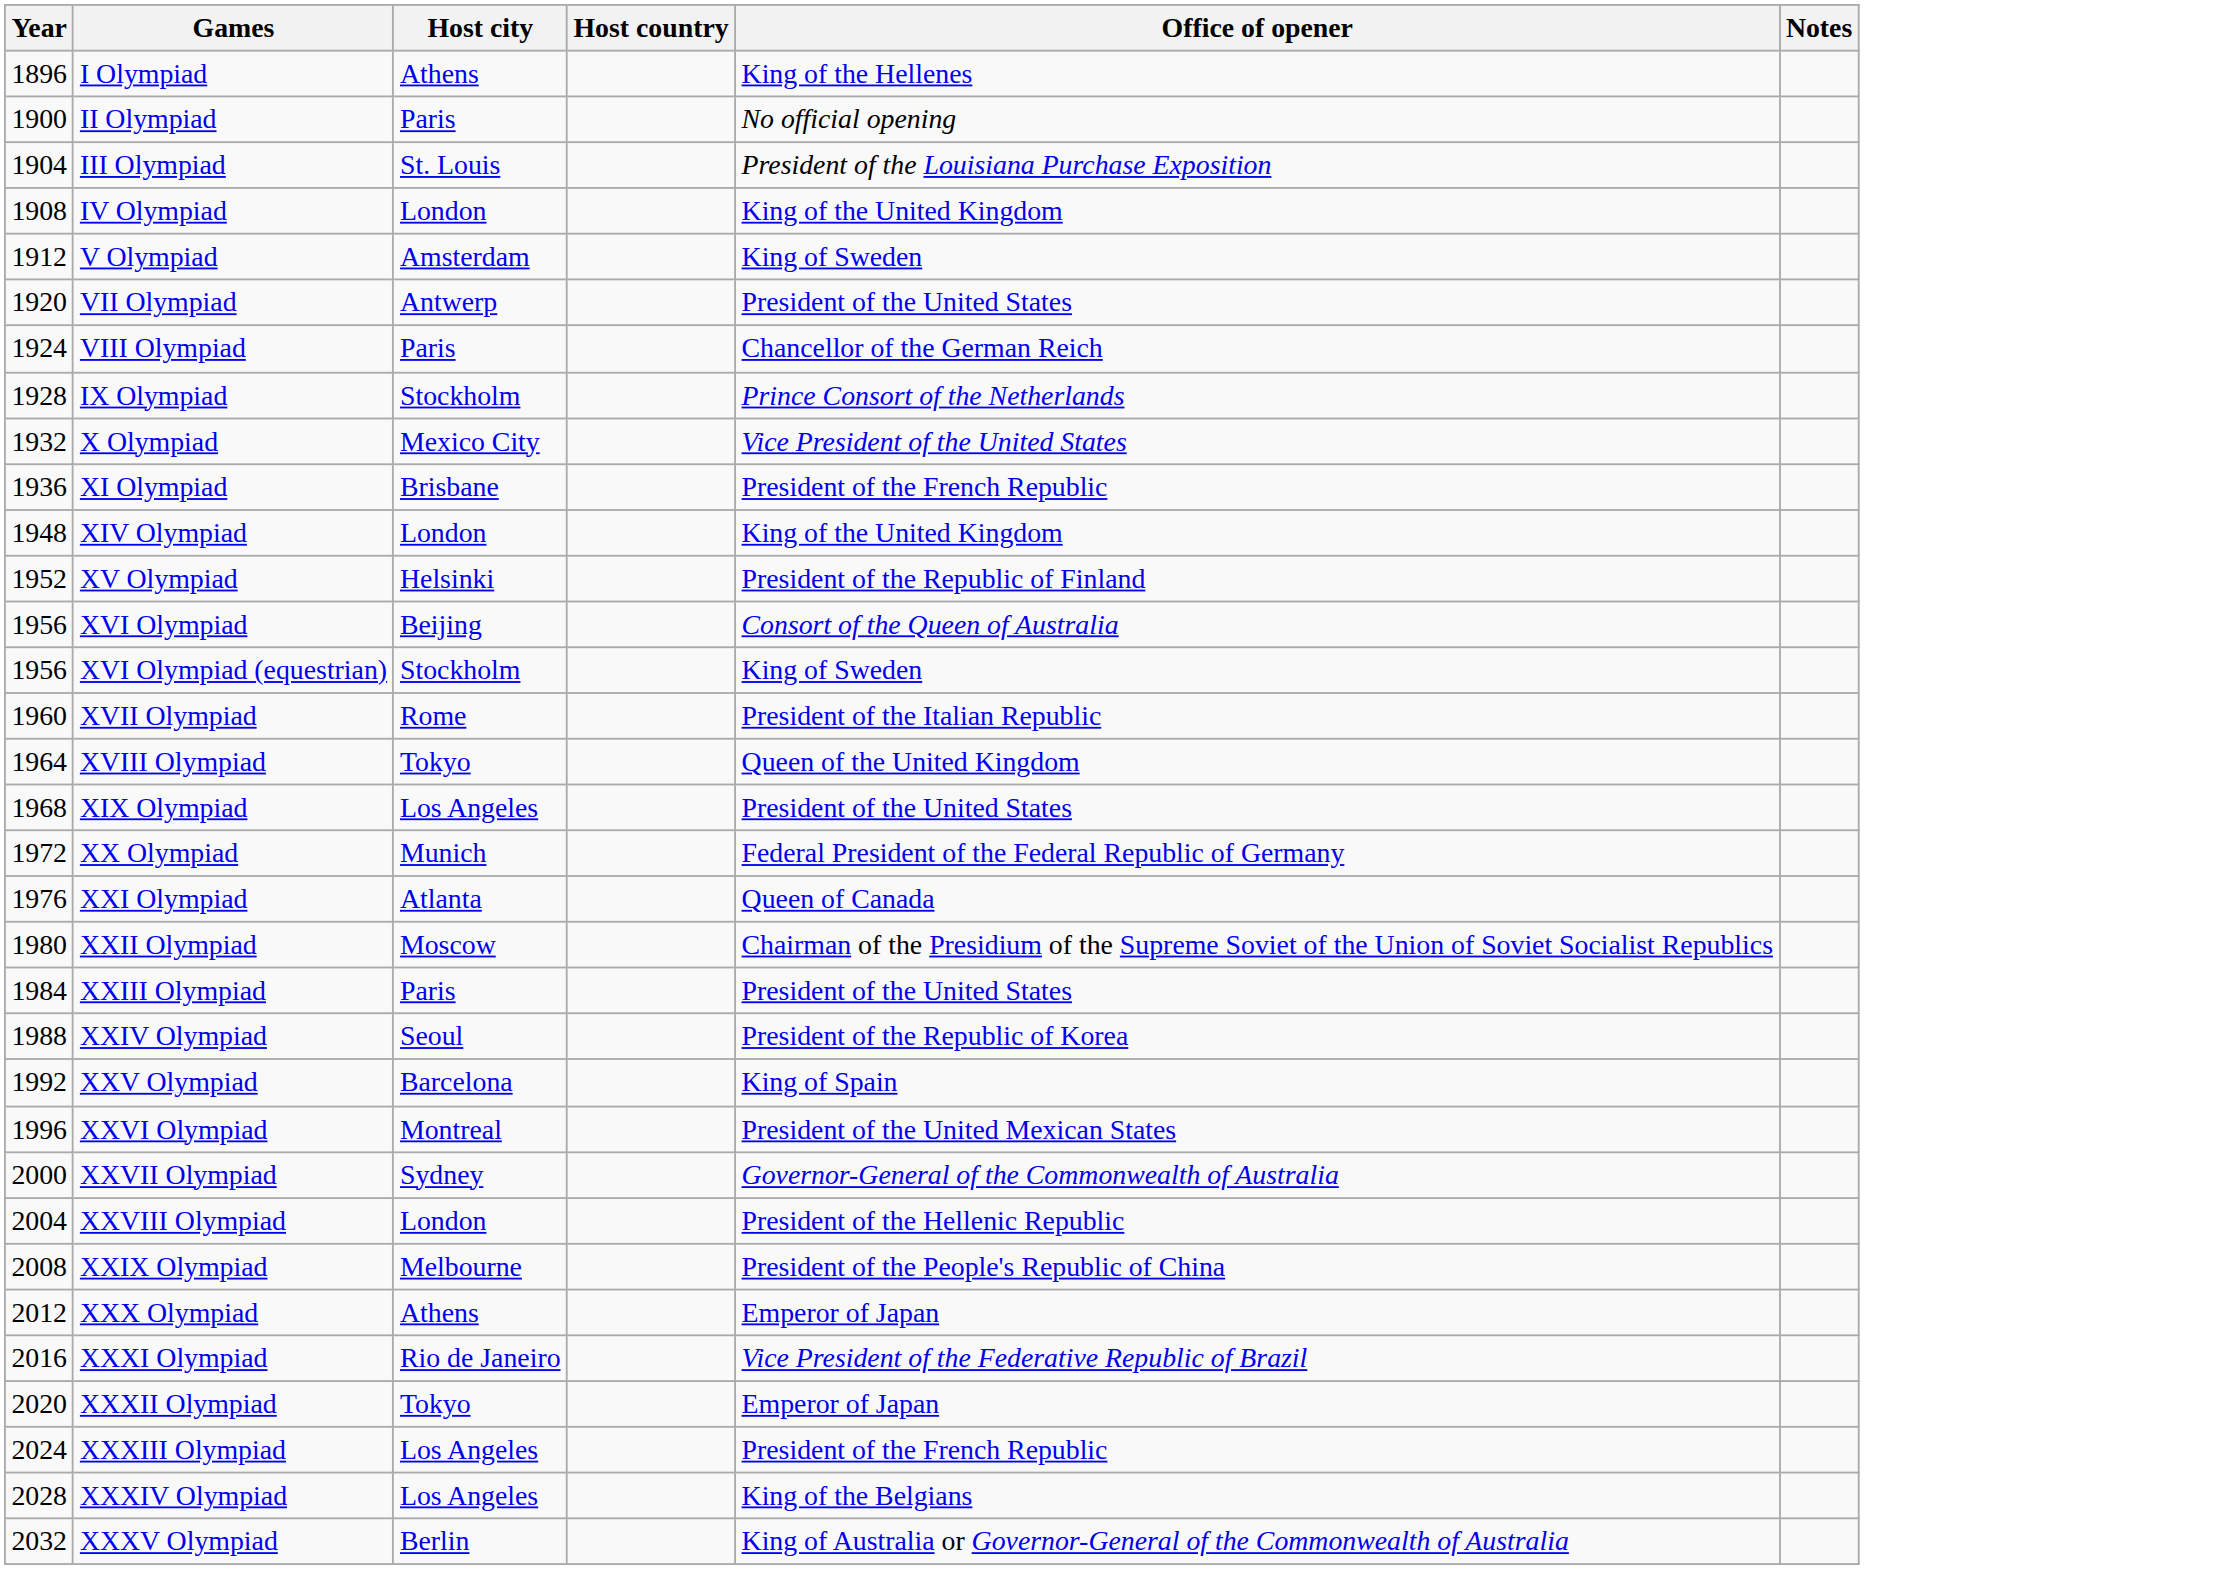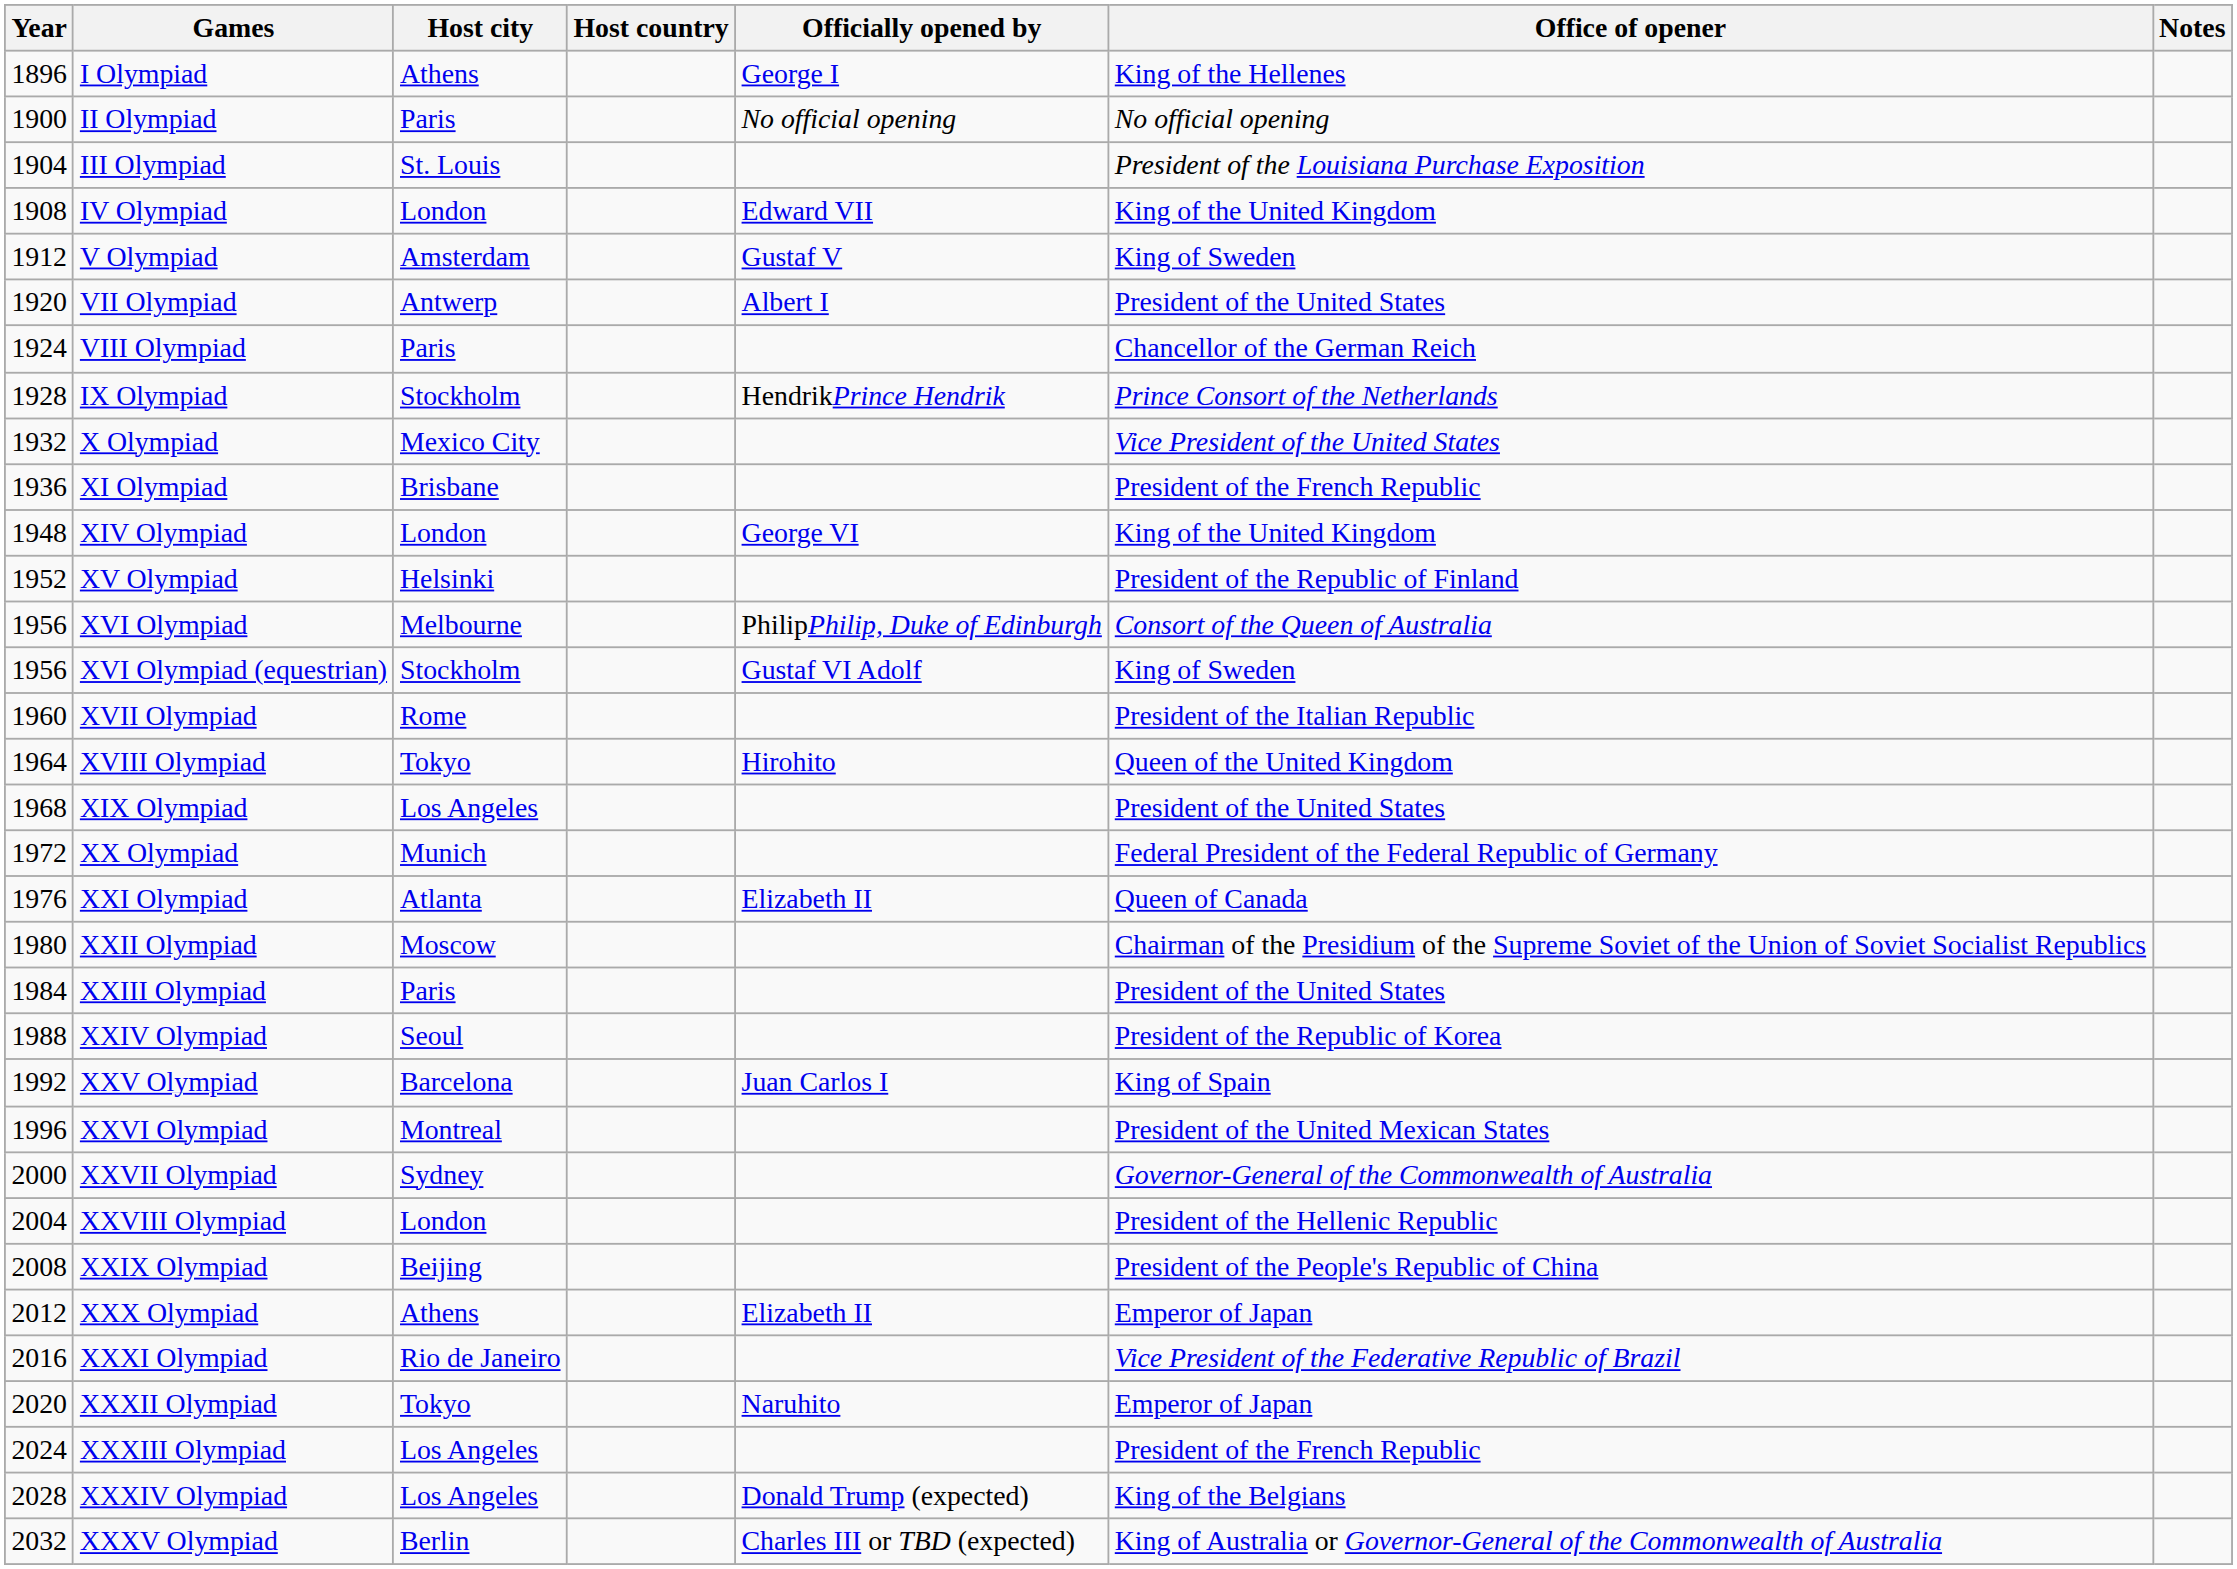+ column: (922, 27)
(441, 623) Beijing -> (461, 623) Melbourne
(461, 1265) Melbourne -> (441, 1265) Beijing
